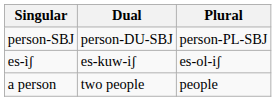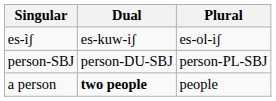rows swapped: (21, 61) <-> (41, 38)
(113, 84) normal -> (114, 84) bold
